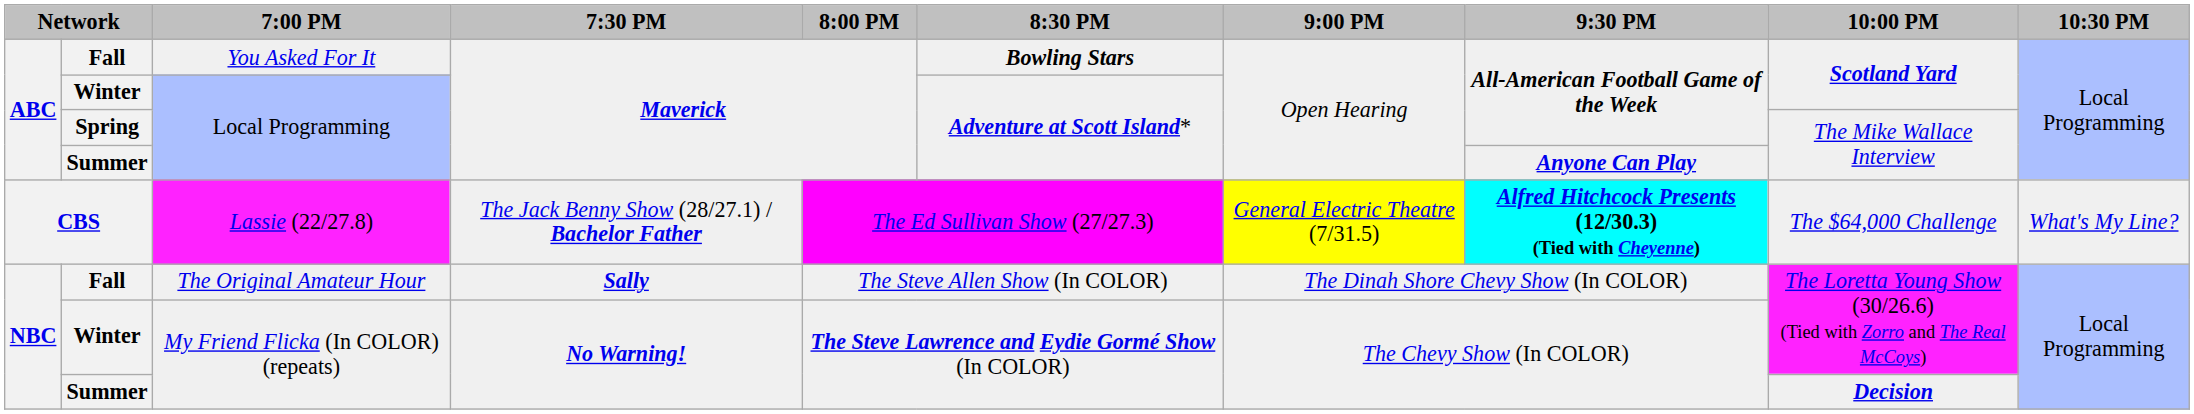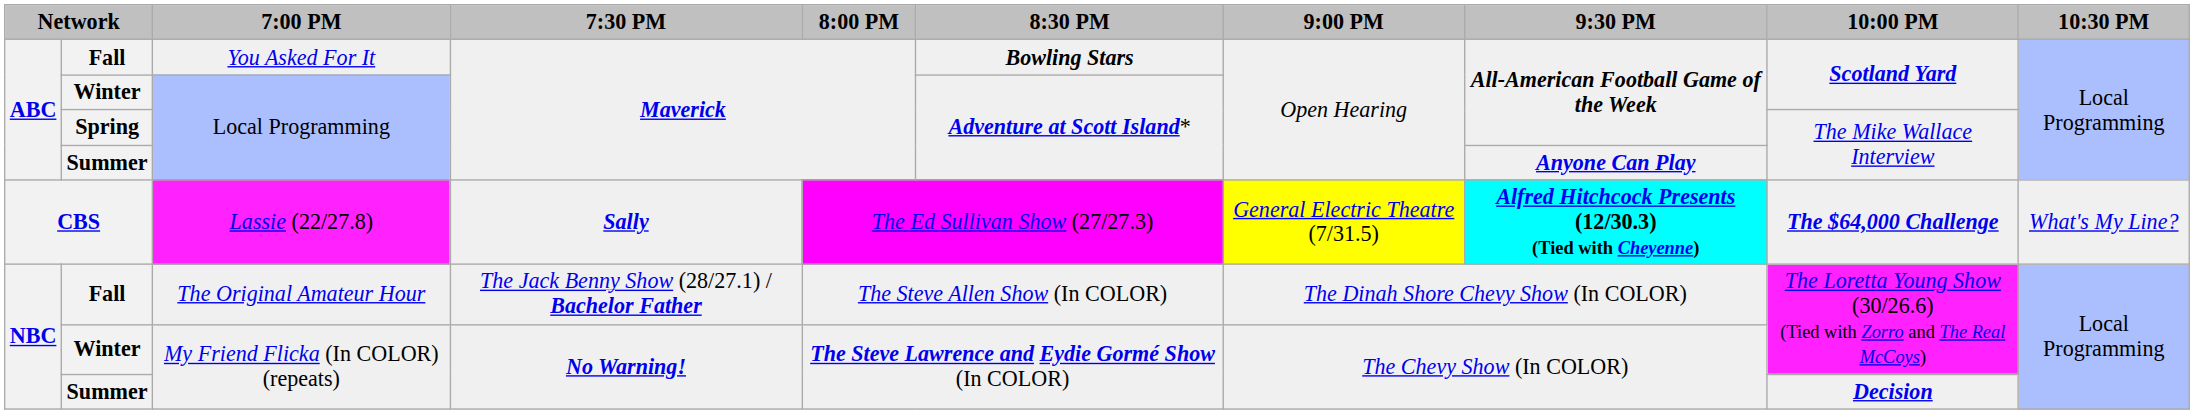(626, 221) The Jack Benny Show (28/27.1) / Bachelor Father -> (626, 221) Sally
(1893, 221) normal -> (1893, 221) bold
(626, 281) Sally -> (626, 294) The Jack Benny Show (28/27.1) / Bachelor Father
